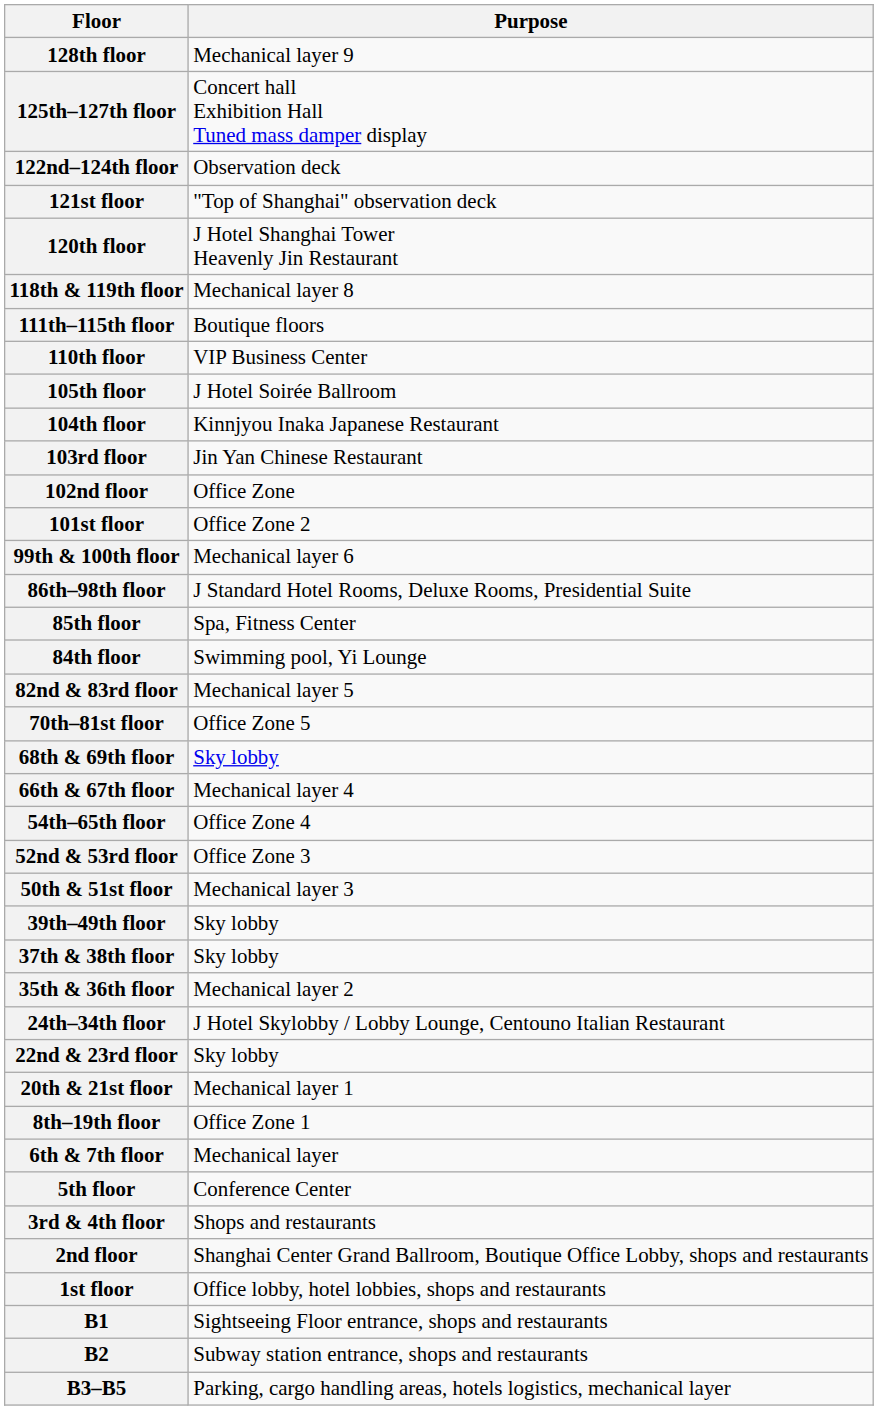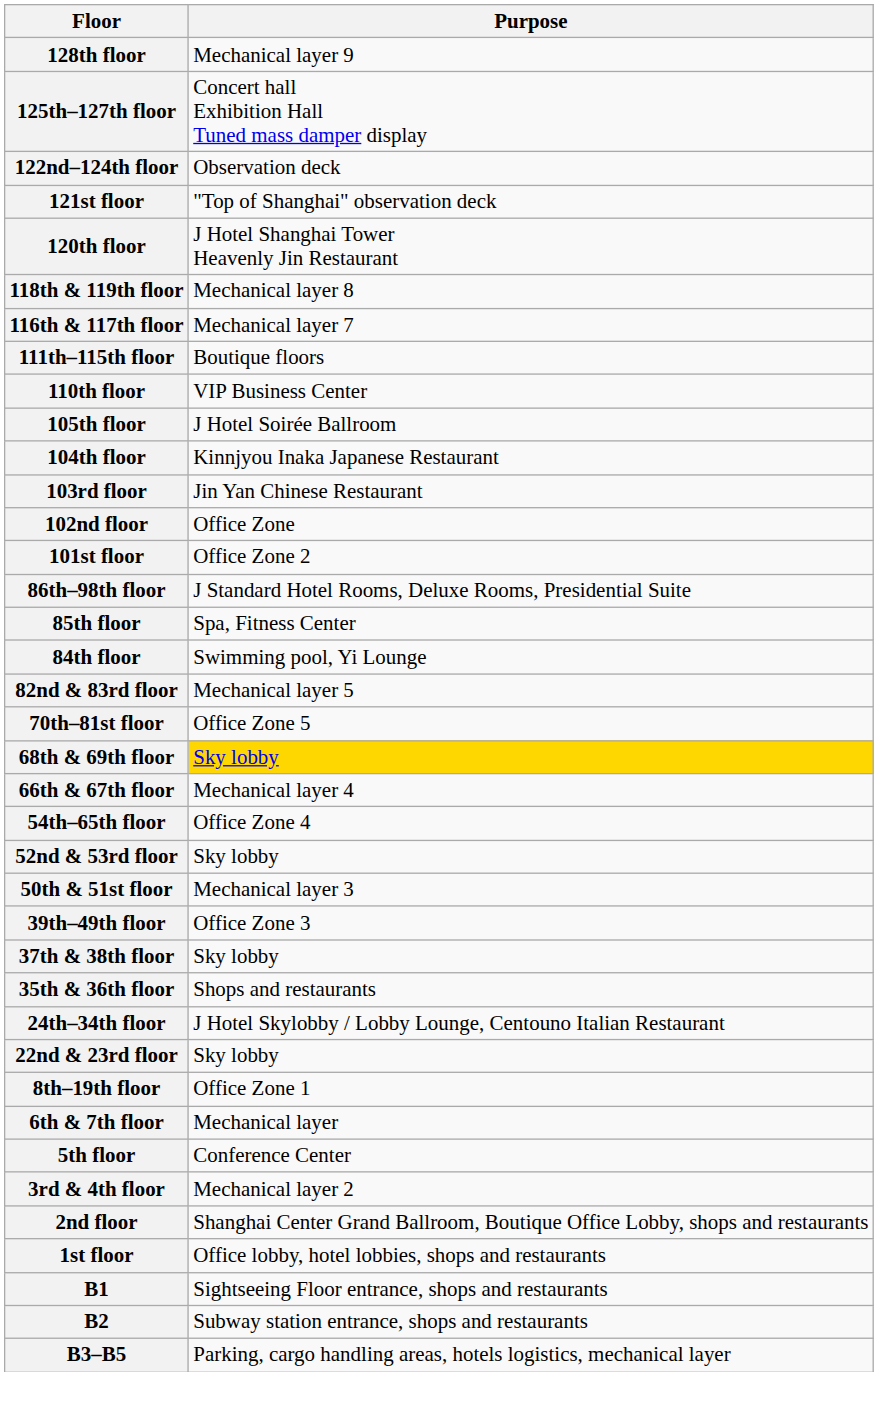+ row: (97, 324)
- row: (97, 557)
(236, 756) no background -> (236, 756) gold background
(252, 856) Office Zone 3 -> (236, 856) Sky lobby
(236, 922) Sky lobby -> (252, 922) Office Zone 3
(274, 989) Mechanical layer 2 -> (285, 989) Shops and restaurants
- row: (97, 1089)
(285, 1222) Shops and restaurants -> (274, 1188) Mechanical layer 2
